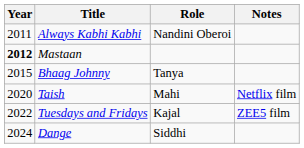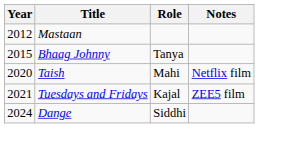- row: (90, 34)
(20, 53) bold -> (20, 34) normal
(20, 113) 2022 -> (20, 93) 2021
